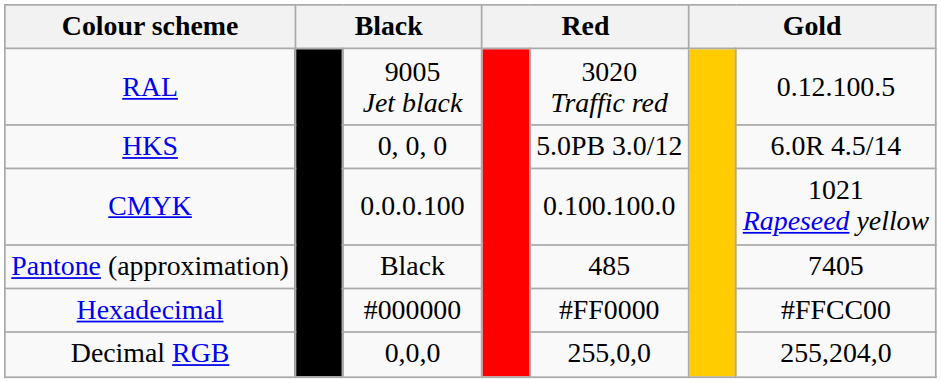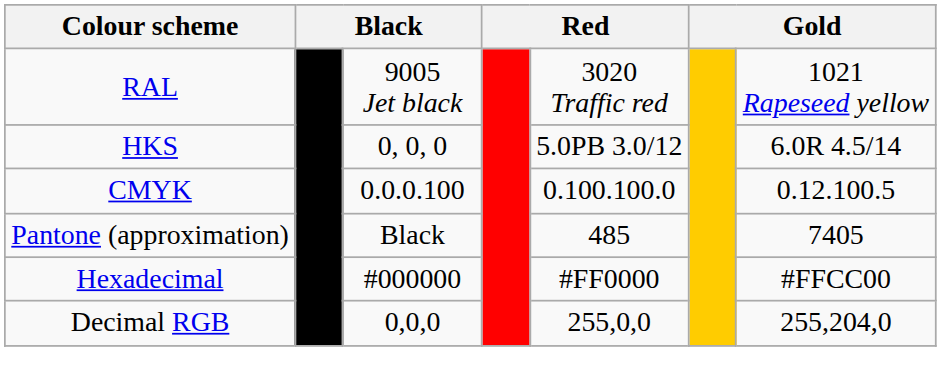(836, 86) 0.12.100.5 -> (836, 86) 1021 Rapeseed yellow
(836, 206) 1021 Rapeseed yellow -> (836, 190) 0.12.100.5
